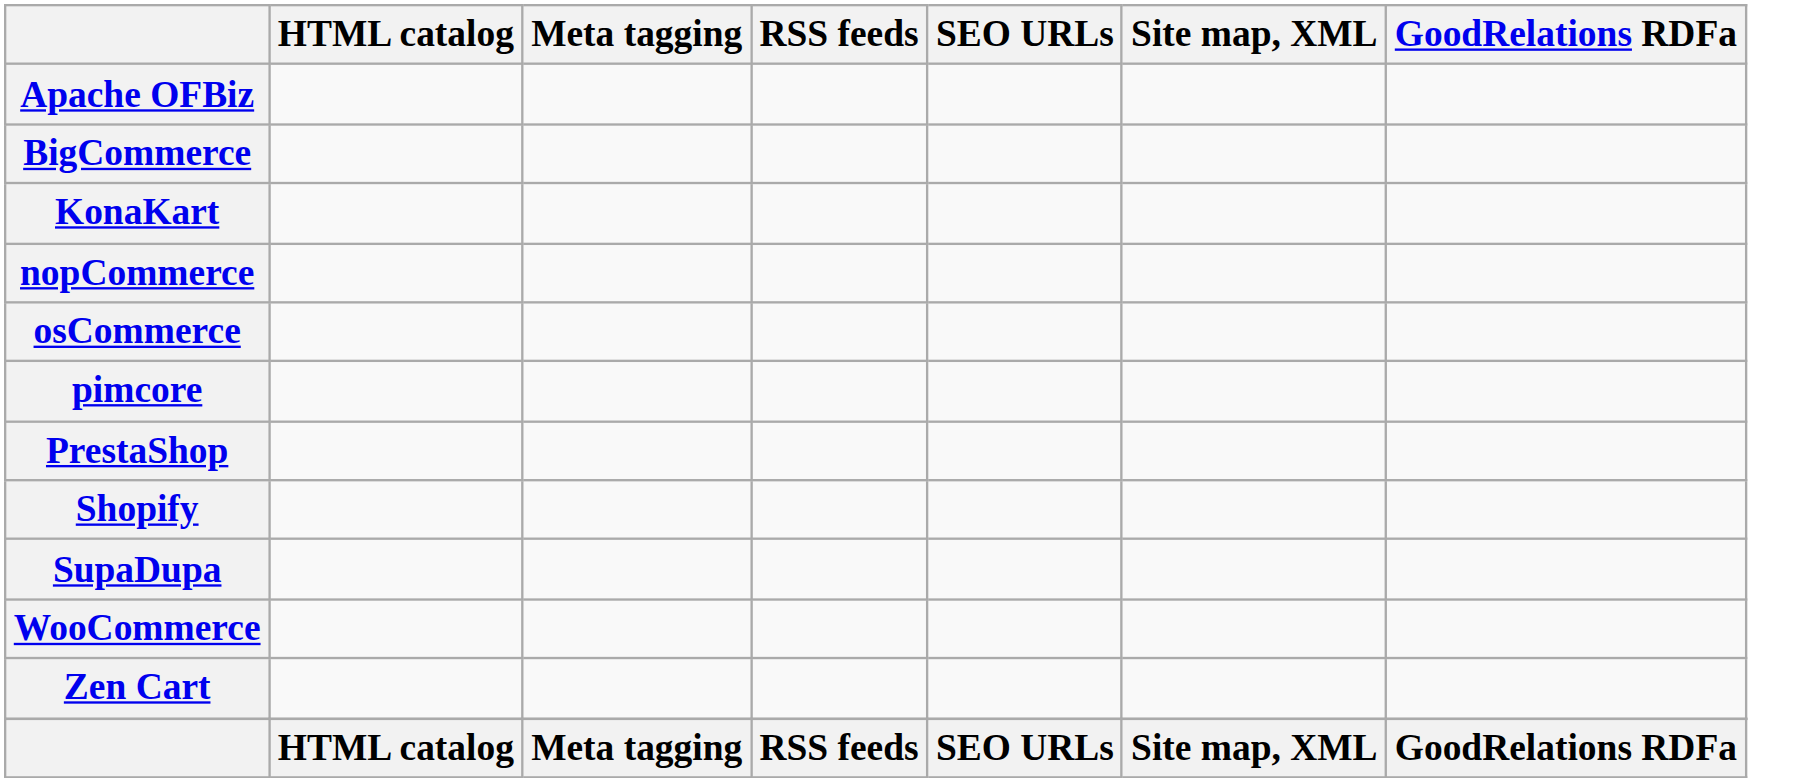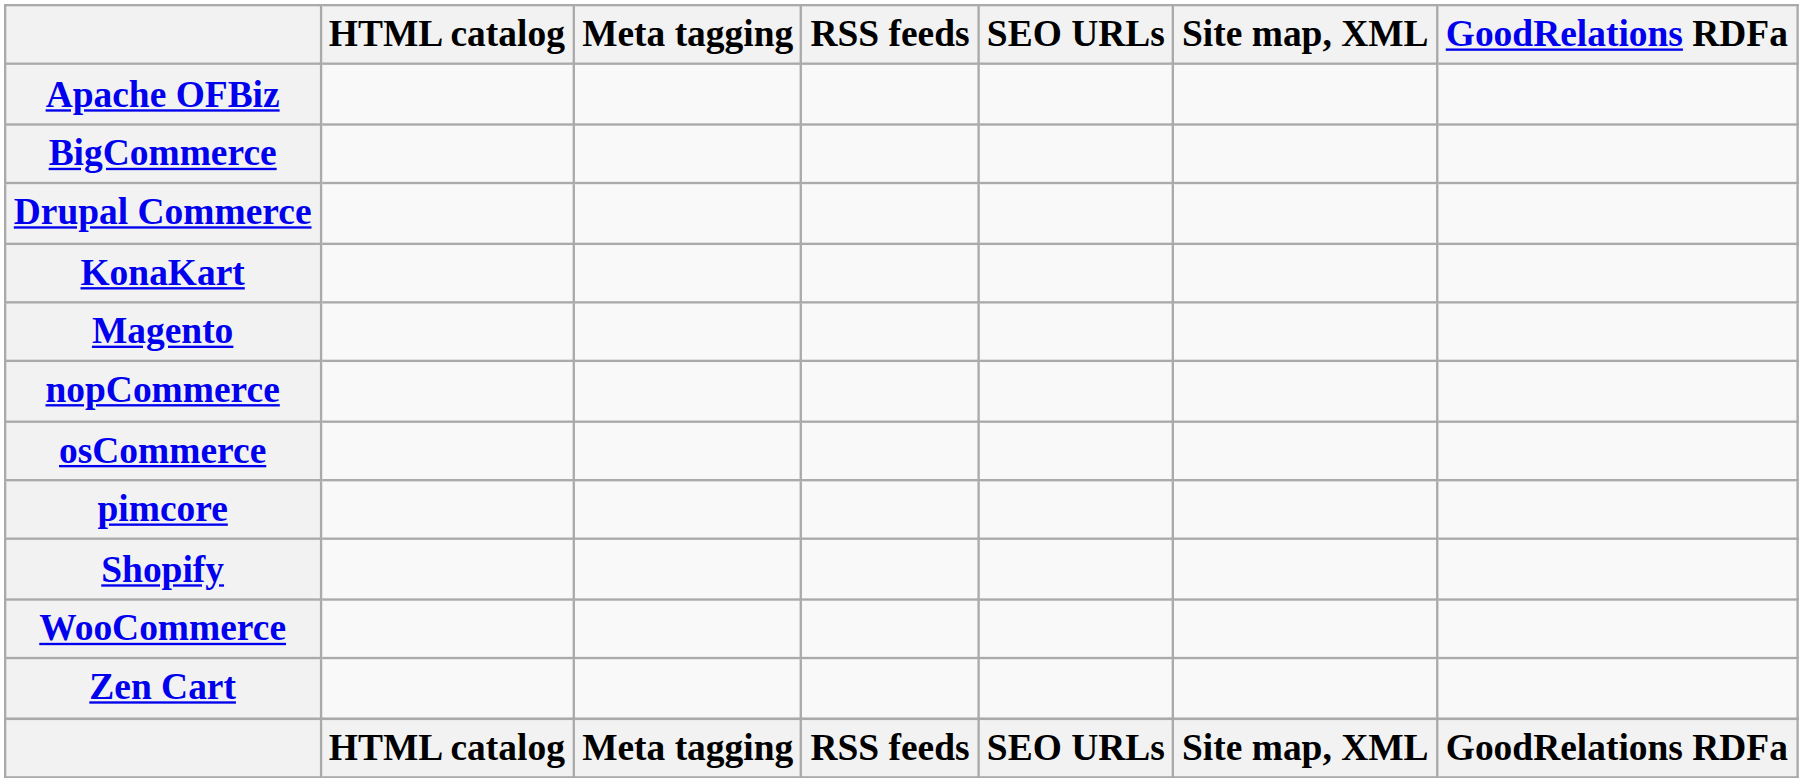+ row: (163, 212)
+ row: (163, 331)
- row: (137, 449)
- row: (137, 568)
